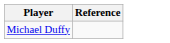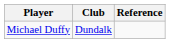+ column: (93, 13)
